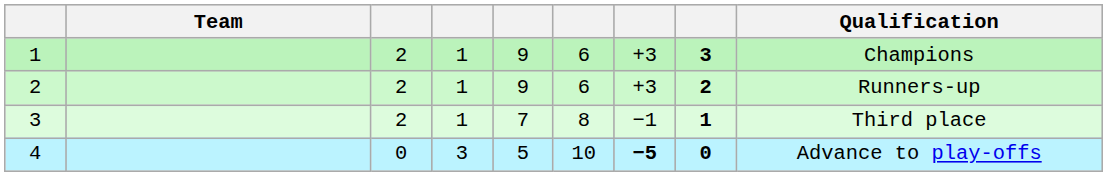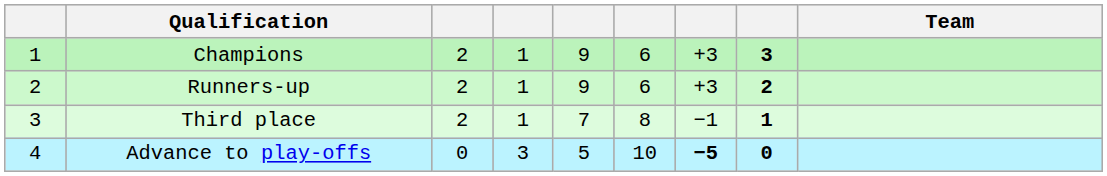columns swapped: (218, 21) <-> (919, 21)
